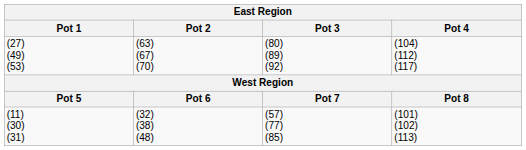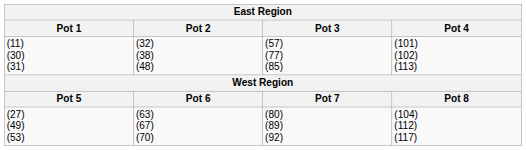rows swapped: (16, 126) <-> (16, 55)
